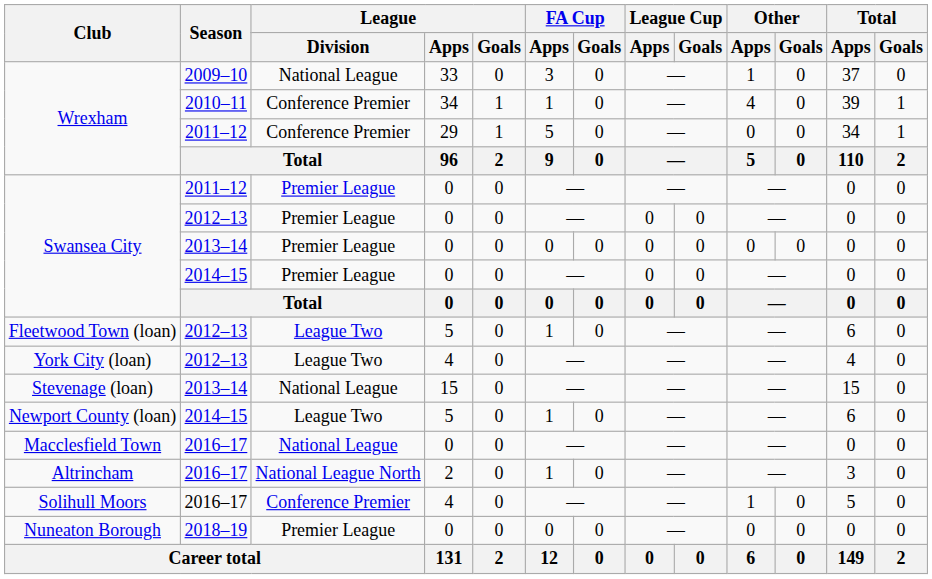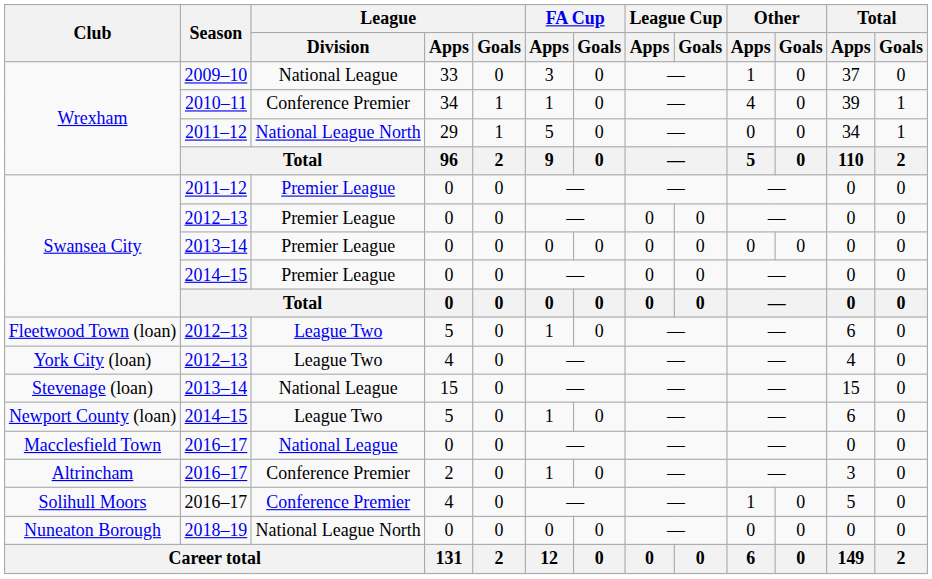(338, 132) Conference Premier -> (338, 132) National League North
(338, 473) National League North -> (338, 473) Conference Premier
(338, 530) Premier League -> (338, 530) National League North
